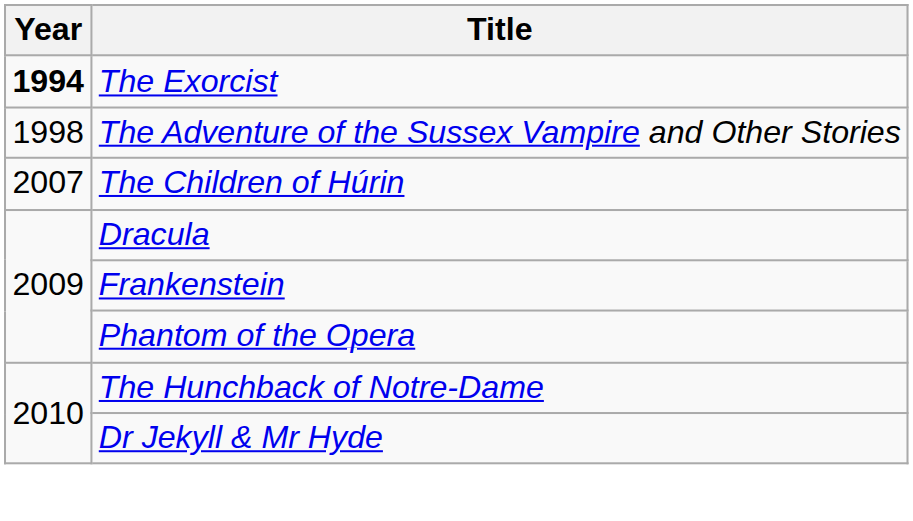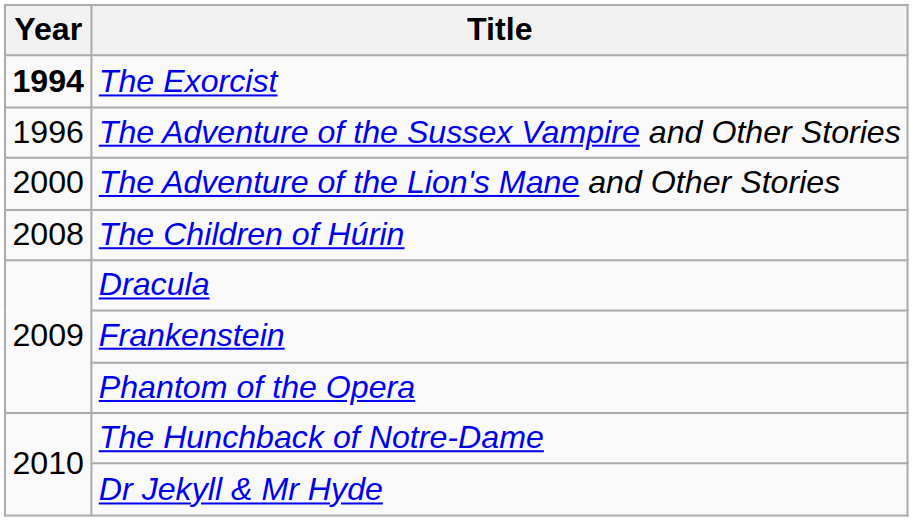(48, 132) 1998 -> (48, 132) 1996
+ row: (470, 183)
(48, 183) 2007 -> (48, 234) 2008
